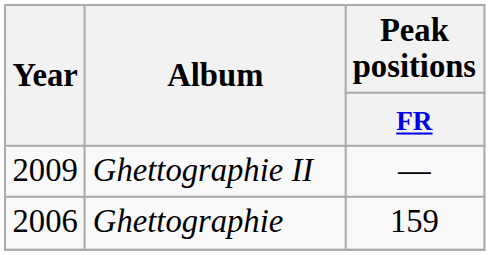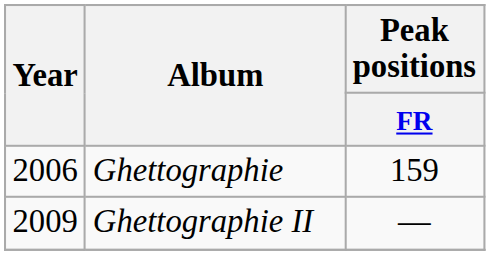rows swapped: (188, 222) <-> (203, 170)
